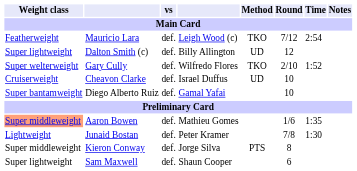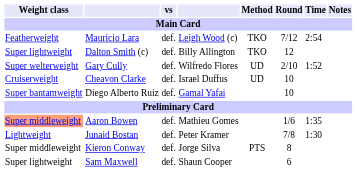(257, 52) UD -> (257, 52) TKO
(257, 65) TKO -> (257, 65) UD
